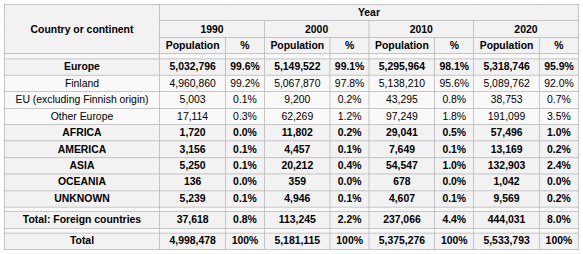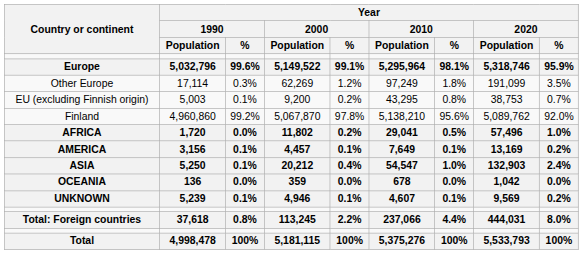rows swapped: (82, 83) <-> (82, 116)
